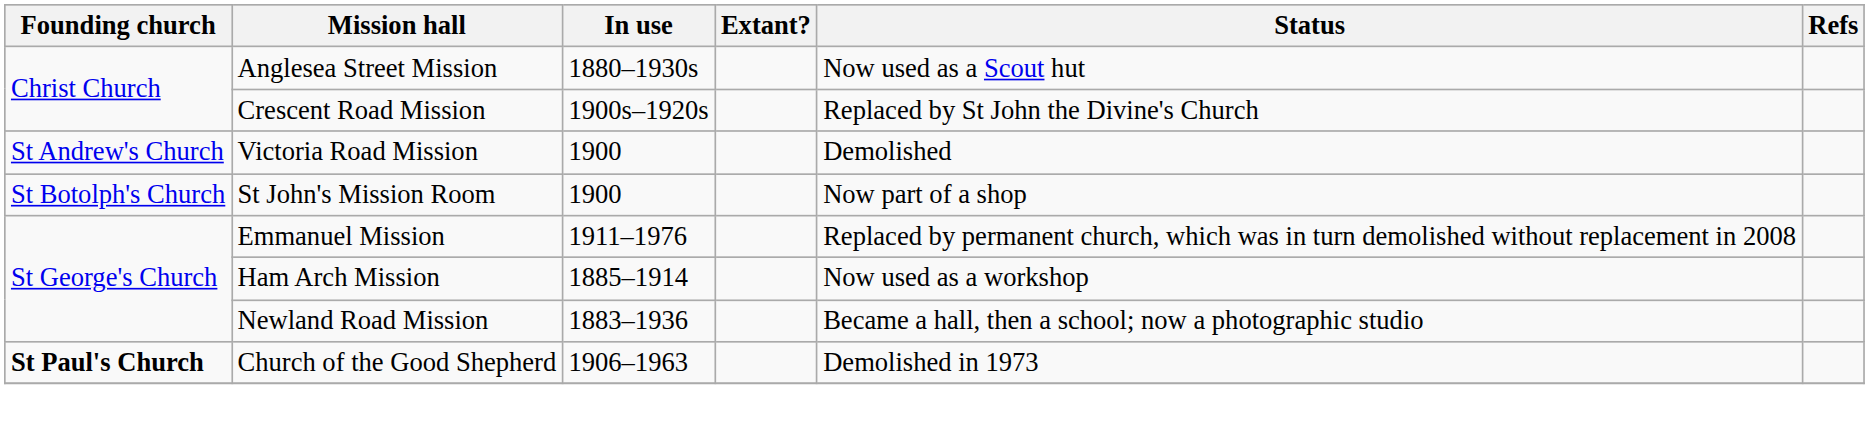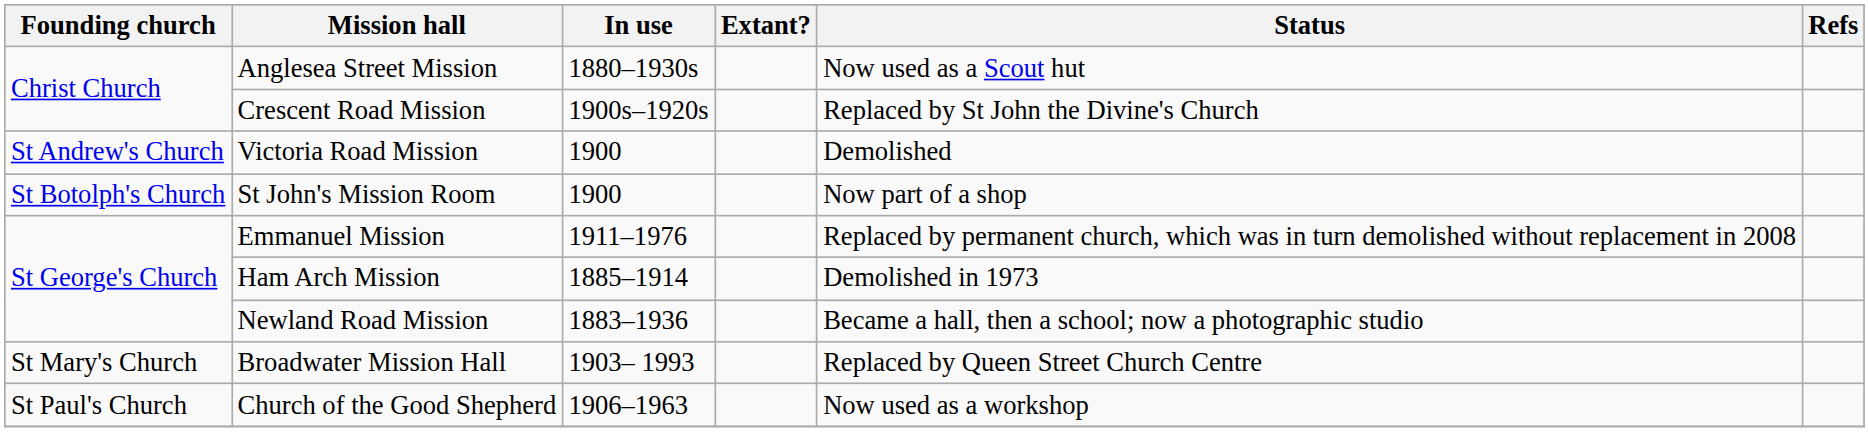(956, 278) Now used as a workshop -> (931, 278) Demolished in 1973
+ row: (372, 362)
(107, 362) bold -> (99, 404) normal
(931, 362) Demolished in 1973 -> (956, 404) Now used as a workshop
